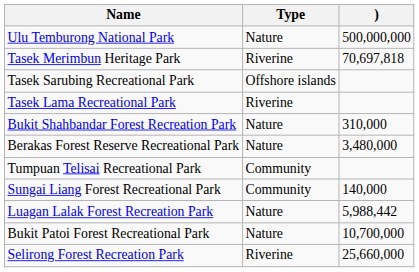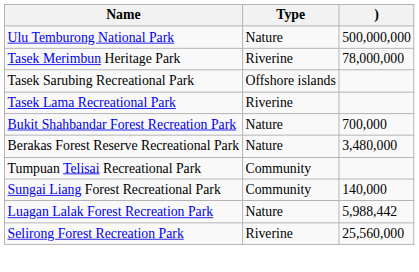(373, 59) 70,697,818 -> (373, 59) 78,000,000
(365, 124) 310,000 -> (365, 124) 700,000
- row: (108, 233)
(373, 255) 25,660,000 -> (373, 233) 25,560,000
